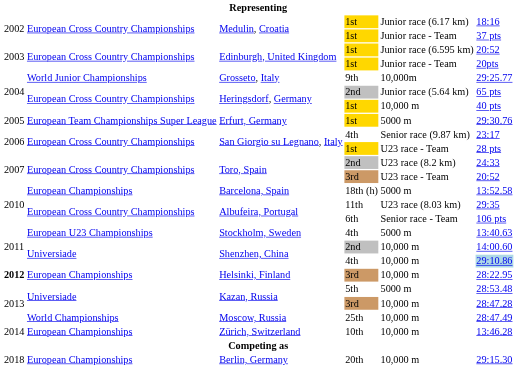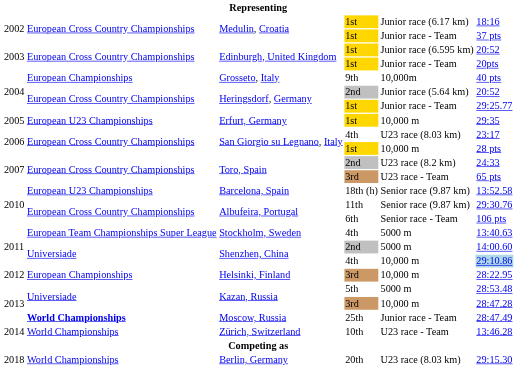(87, 78) World Junior Championships -> (80, 78) European Championships
(494, 78) 29:25.77 -> (489, 78) 40 pts
(489, 92) 65 pts -> (488, 92) 20:52
(400, 106) 10,000 m -> (419, 106) Junior race - Team
(489, 106) 40 pts -> (494, 106) 29:25.77
(122, 120) European Team Championships Super League -> (90, 120) European U23 Championships
(396, 120) 5000 m -> (400, 120) 10,000 m
(494, 120) 29:30.76 -> (488, 120) 29:35
(425, 134) Senior race (9.87 km) -> (421, 134) U23 race (8.03 km)
(415, 148) U23 race - Team -> (400, 148) 10,000 m
(488, 176) 20:52 -> (489, 176) 65 pts
(80, 190) European Championships -> (90, 190) European U23 Championships
(396, 190) 5000 m -> (425, 190) Senior race (9.87 km)
(421, 204) U23 race (8.03 km) -> (425, 204) Senior race (9.87 km)
(488, 204) 29:35 -> (494, 204) 29:30.76
(90, 233) European U23 Championships -> (122, 233) European Team Championships Super League
(400, 247) 10,000 m -> (396, 247) 5000 m
(14, 275) bold -> (14, 275) normal
(73, 317) normal -> (76, 317) bold
(400, 317) 10,000 m -> (419, 317) Junior race - Team
(80, 331) European Championships -> (73, 331) World Championships
(400, 331) 10,000 m -> (415, 331) U23 race - Team
(80, 359) European Championships -> (73, 359) World Championships
(400, 359) 10,000 m -> (421, 359) U23 race (8.03 km)
